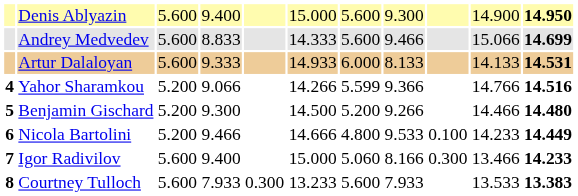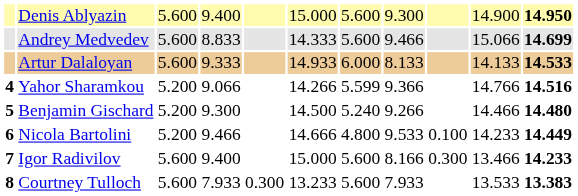(548, 62) 14.531 -> (548, 62) 14.533
(361, 110) 5.200 -> (361, 110) 5.240
(361, 158) 5.060 -> (361, 158) 5.600
